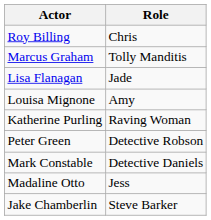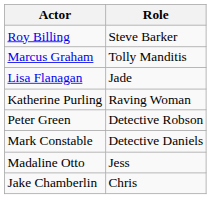(123, 36) Chris -> (143, 36) Steve Barker
- row: (51, 99)
(143, 204) Steve Barker -> (123, 183) Chris
